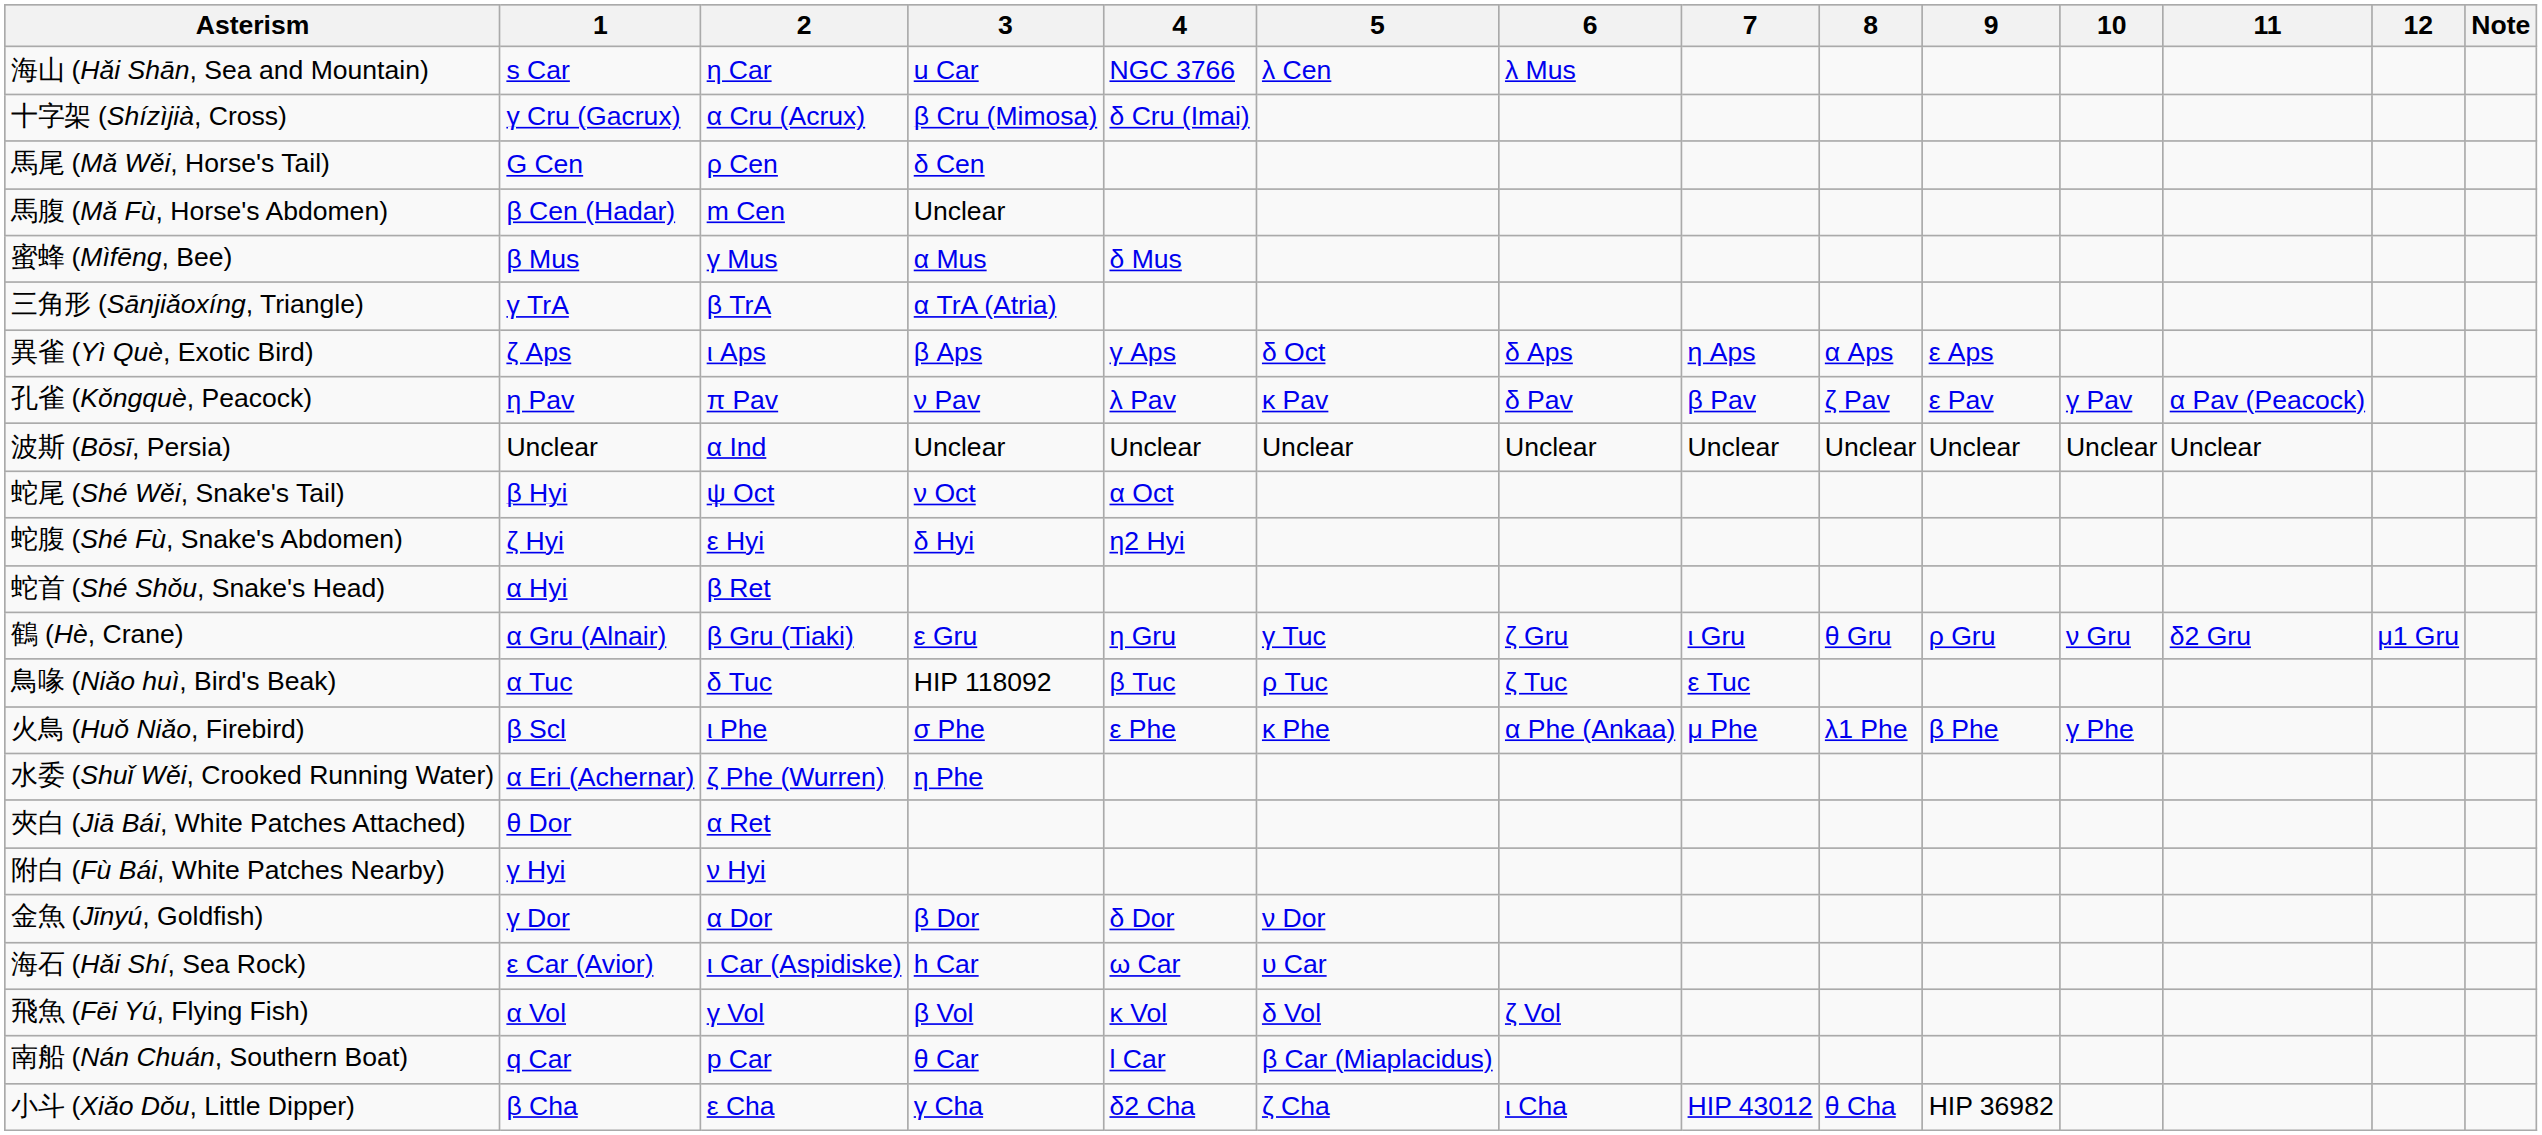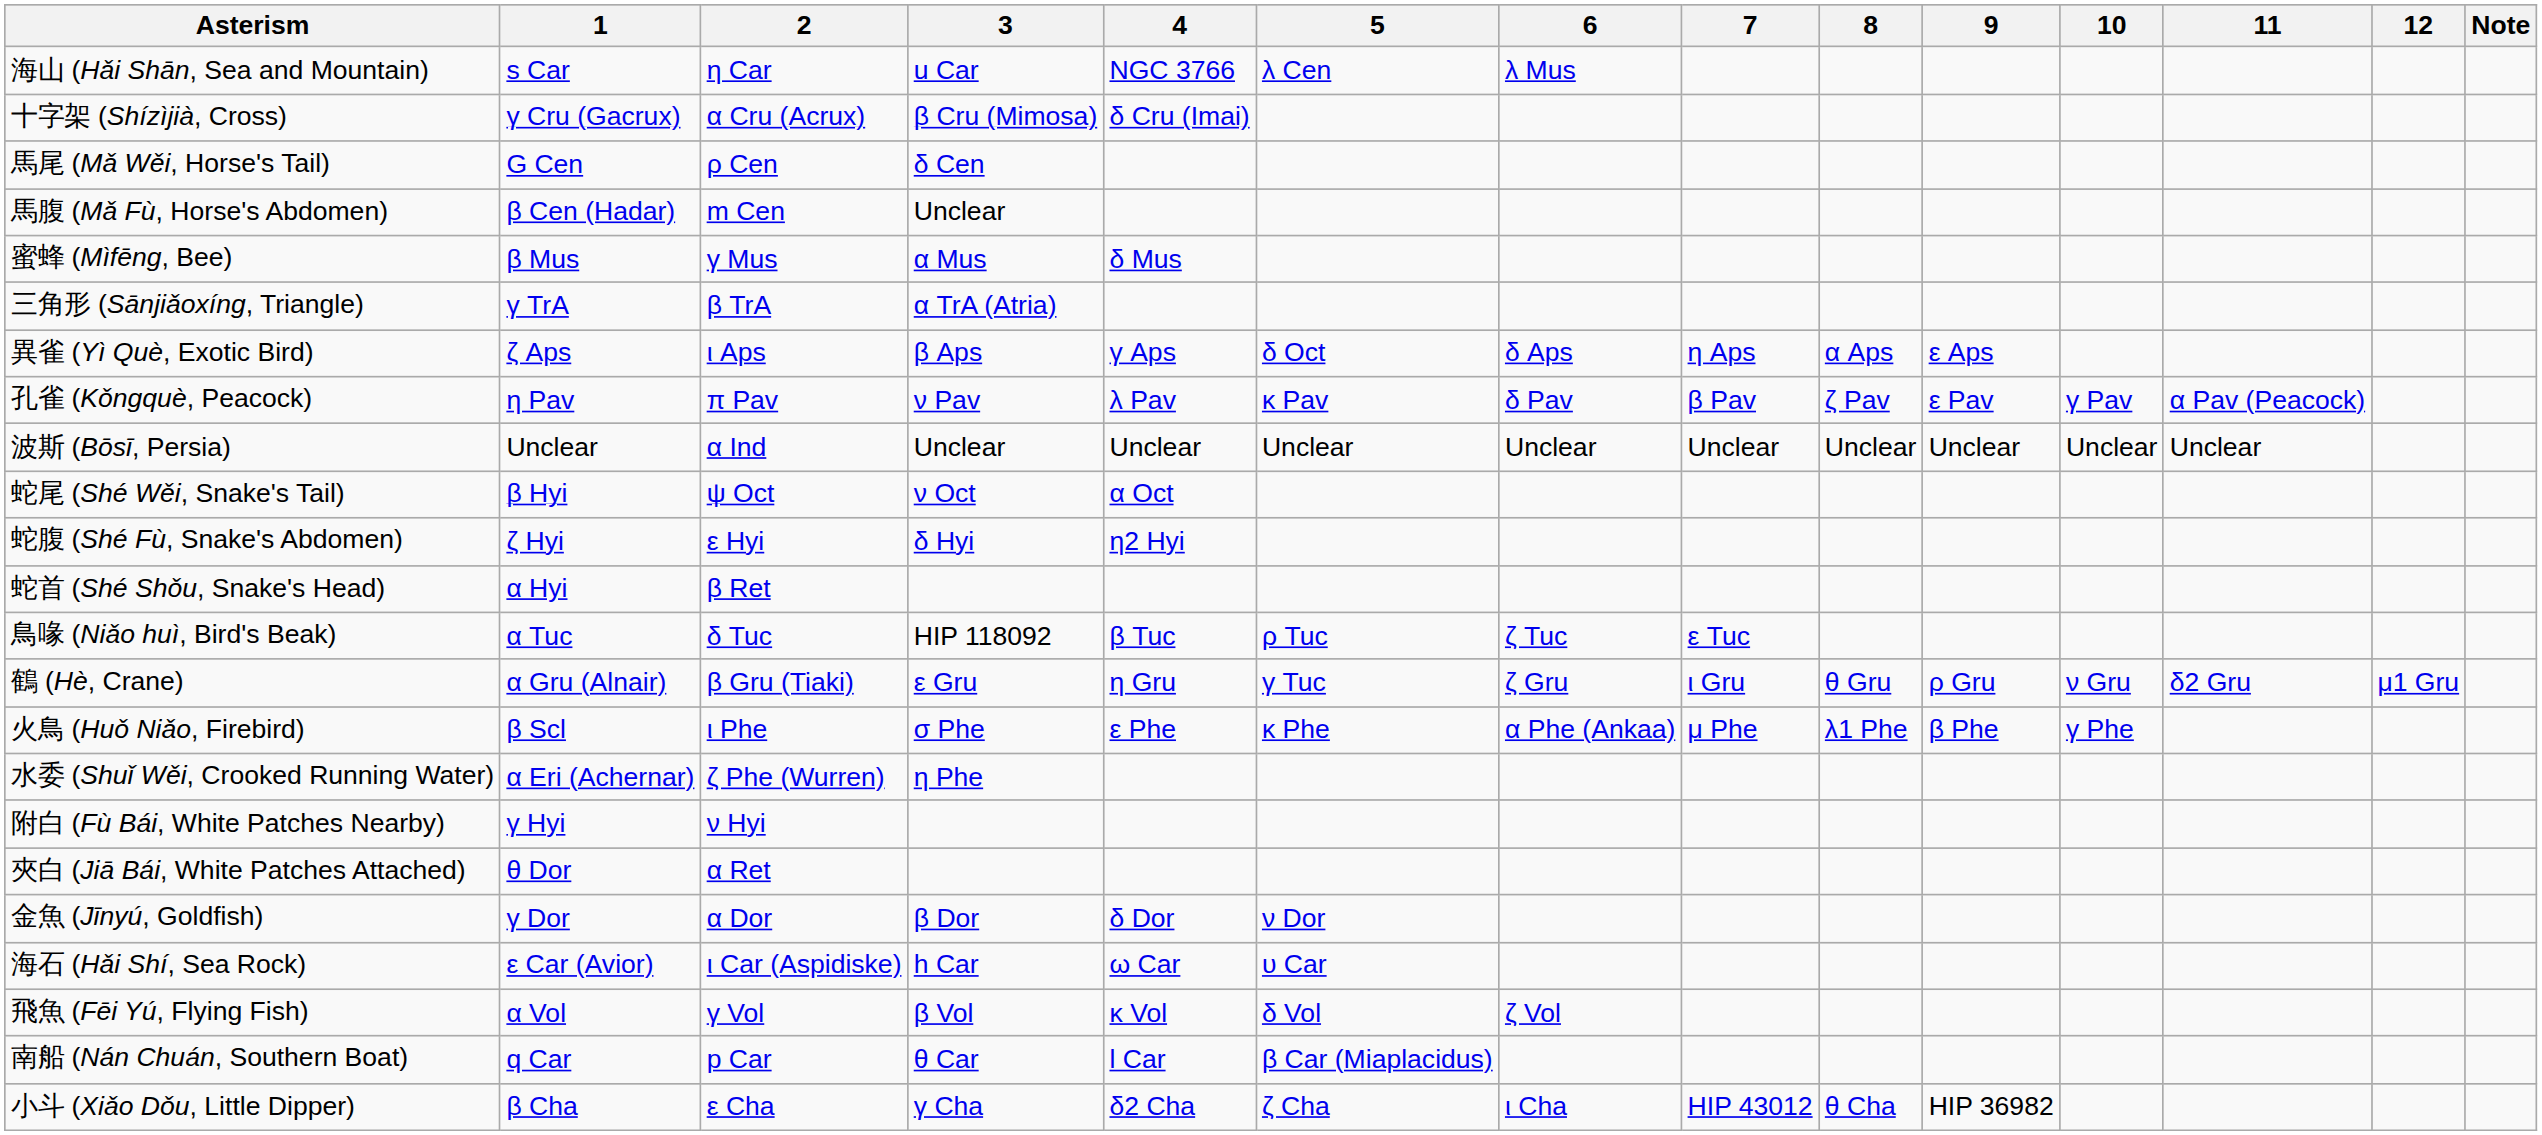rows swapped: (174, 681) <-> (97, 634)
rows swapped: (228, 870) <-> (238, 822)
